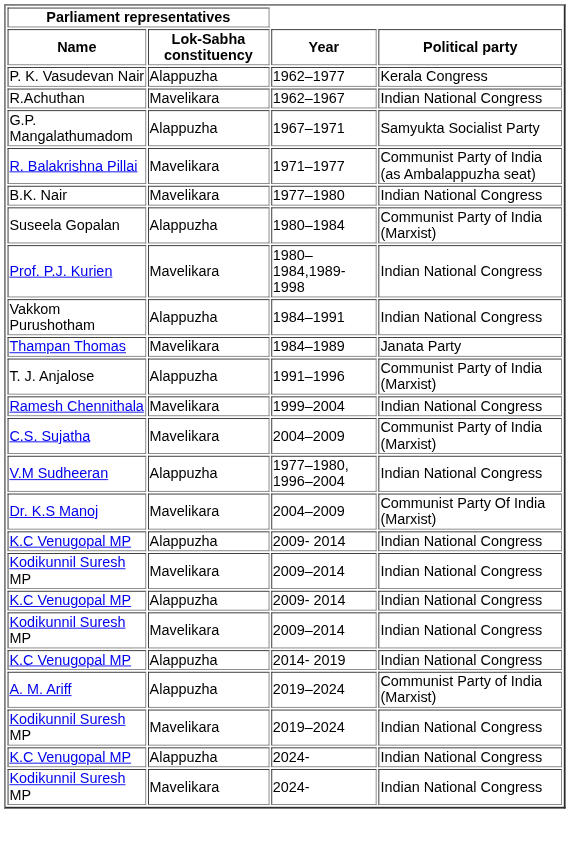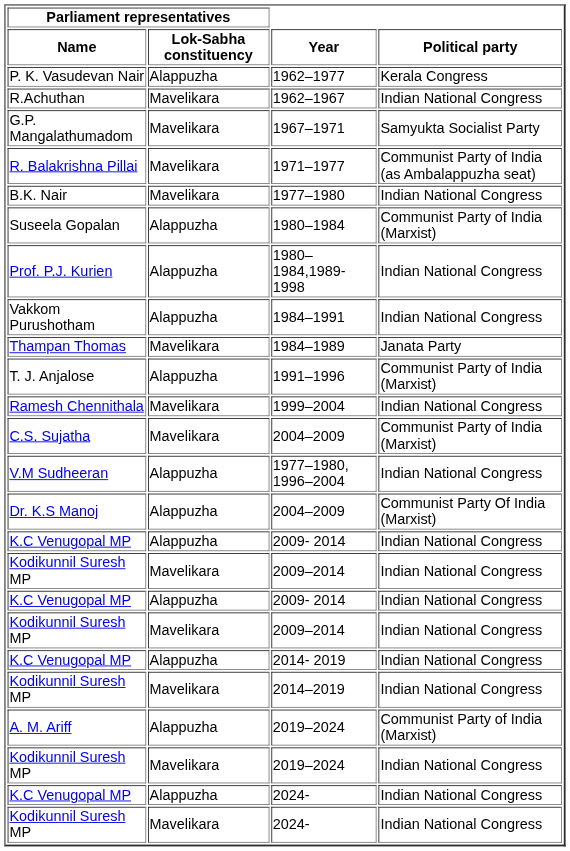(184, 128) Alappuzha -> (184, 128) Mavelikara
(184, 271) Mavelikara -> (184, 271) Alappuzha
(184, 511) Mavelikara -> (184, 511) Alappuzha
+ row: (67, 689)
